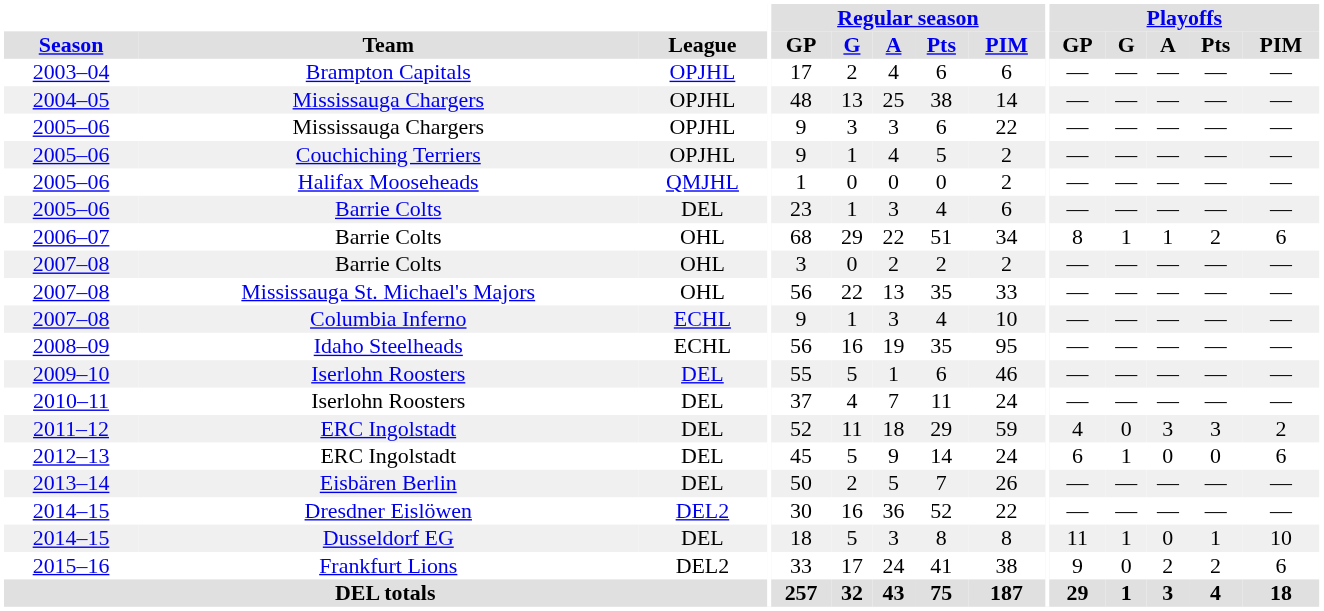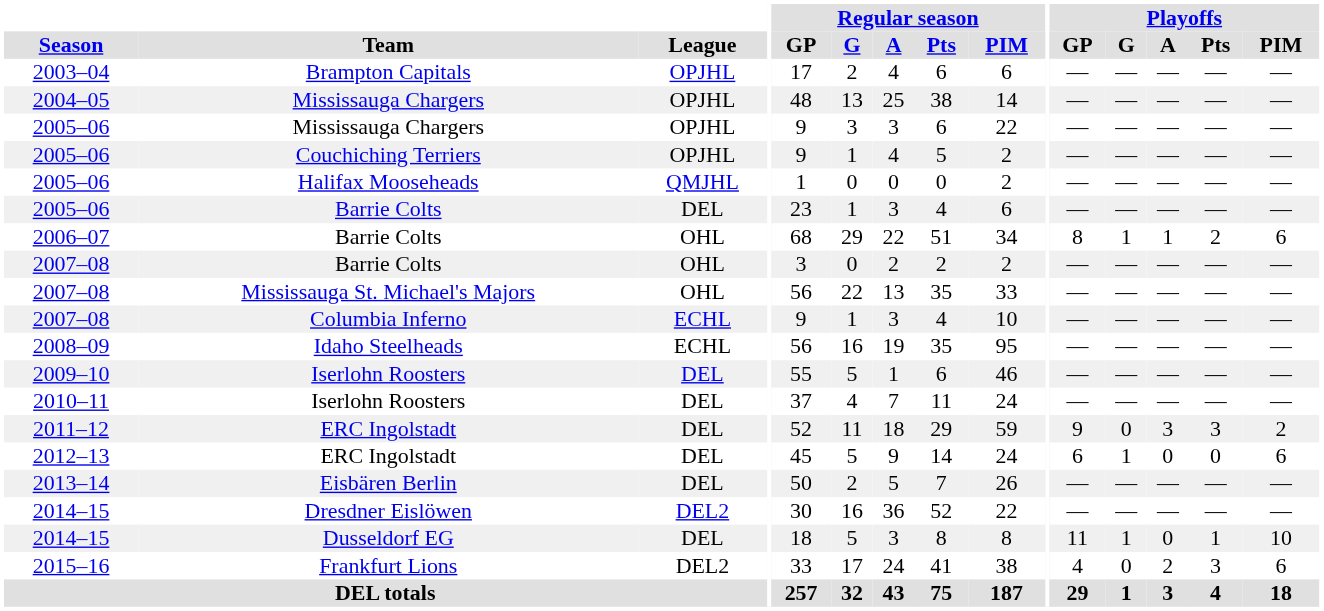(1077, 428) 4 -> (1077, 428) 9
(1077, 565) 9 -> (1077, 565) 4
(1216, 565) 2 -> (1216, 565) 3
